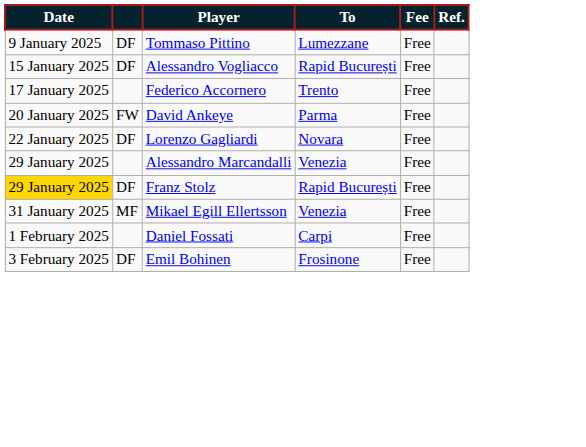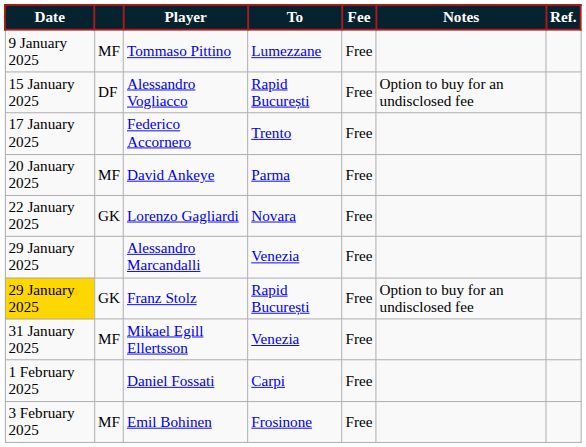+ column: (461, 17)
(126, 42) DF -> (109, 51) MF
(127, 114) FW -> (109, 174) MF
(126, 138) DF -> (109, 215) GK
(126, 187) DF -> (109, 298) GK
(126, 259) DF -> (109, 421) MF
